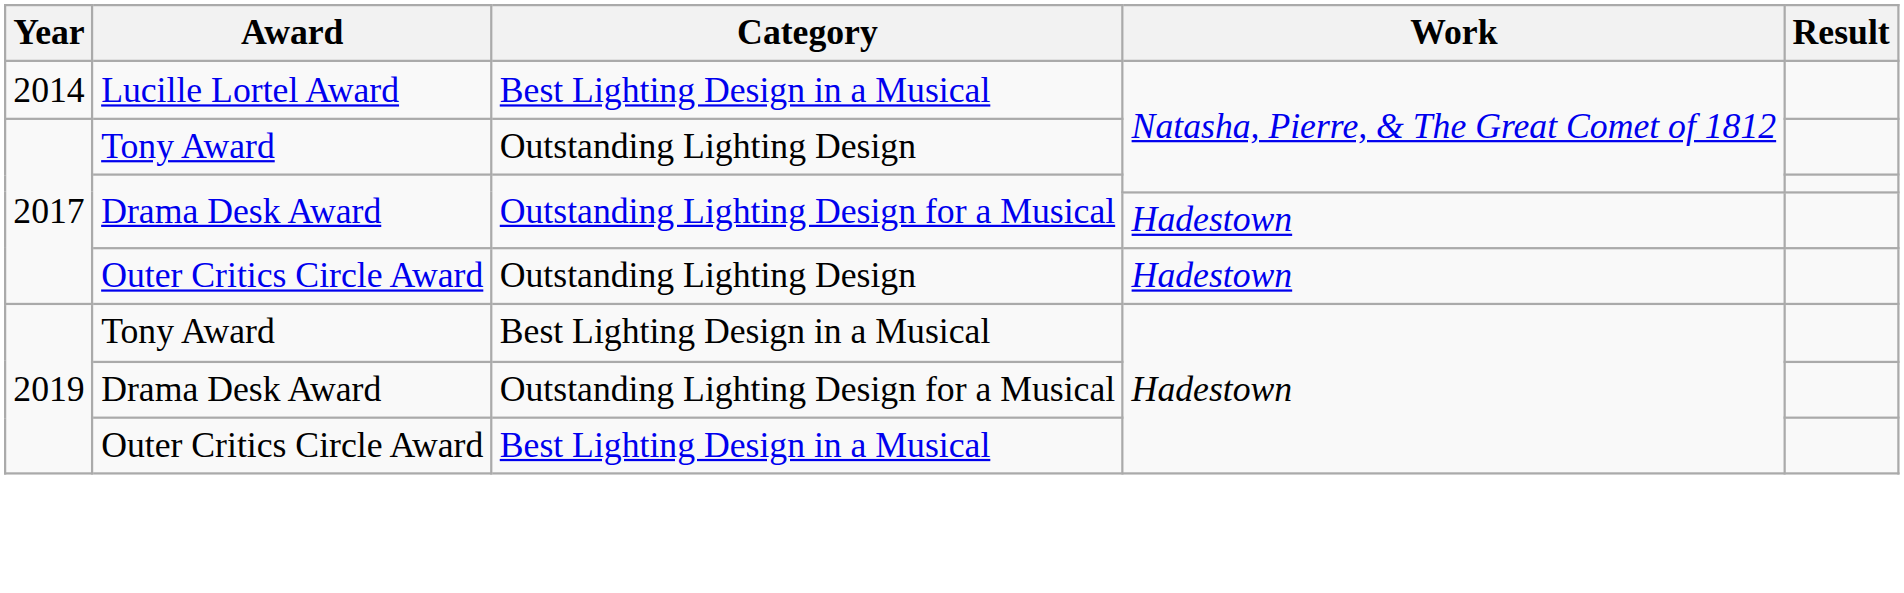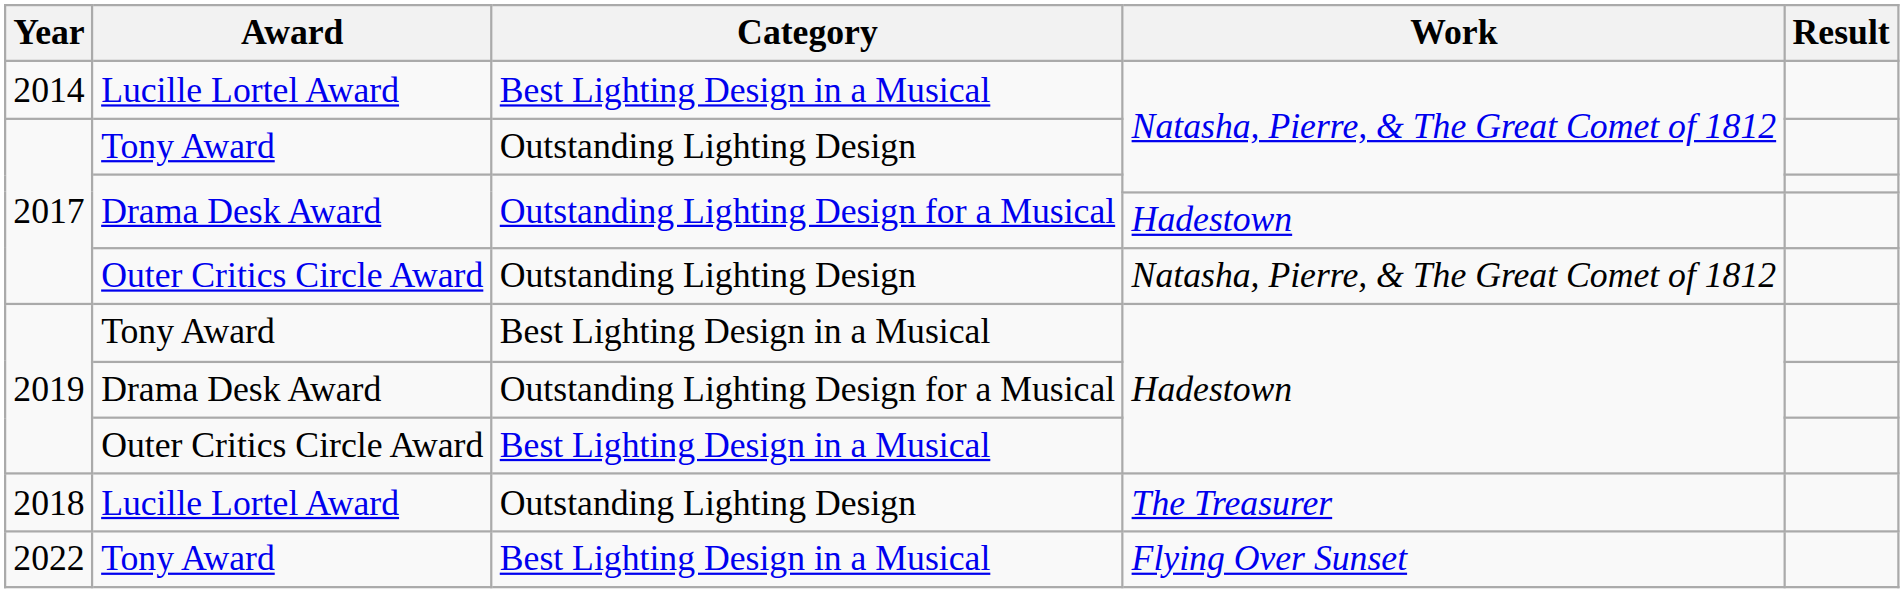(1212, 275) Hadestown -> (1454, 275) Natasha, Pierre, & The Great Comet of 1812
+ row: (49, 501)
+ row: (49, 558)
